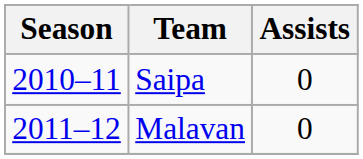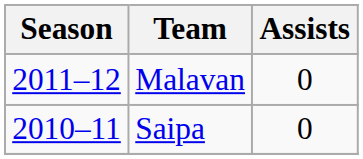rows swapped: (170, 79) <-> (190, 128)
